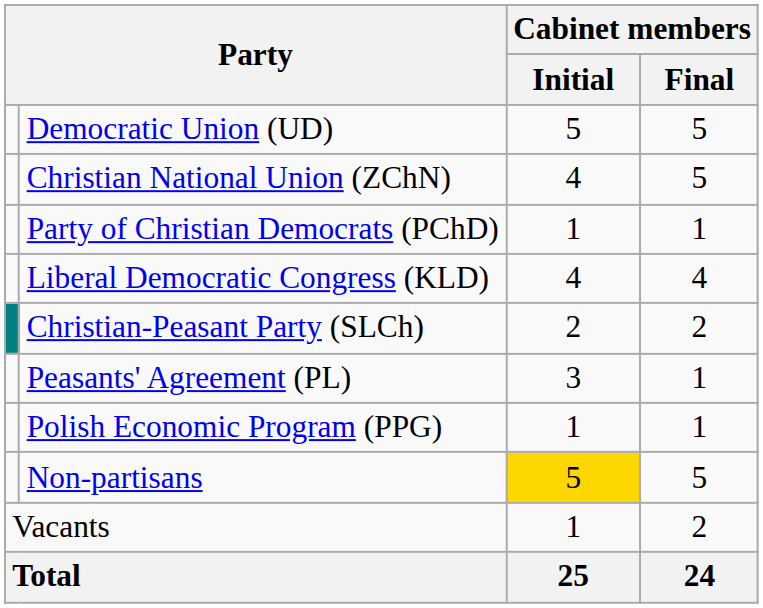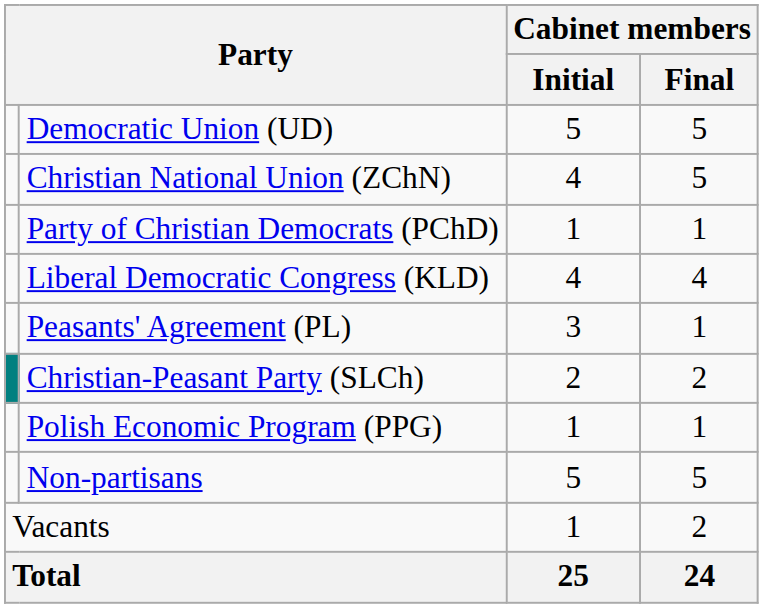rows swapped: (189, 377) <-> (225, 327)
(573, 476) gold background -> (573, 476) no background
